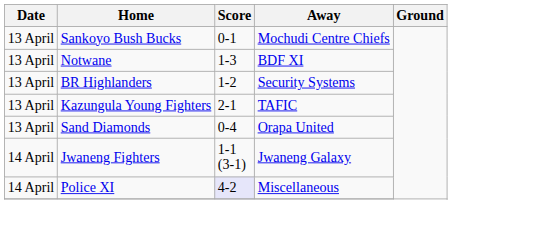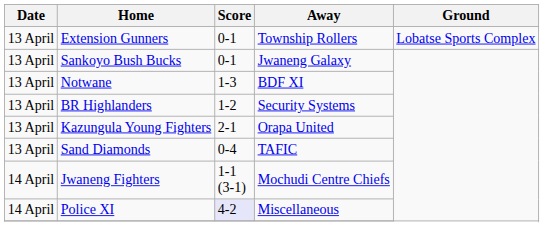+ row: (114, 37)
(324, 37) Mochudi Centre Chiefs -> (304, 60) Jwaneng Galaxy
(277, 104) TAFIC -> (296, 127) Orapa United
(296, 127) Orapa United -> (277, 149) TAFIC
(304, 157) Jwaneng Galaxy -> (324, 179) Mochudi Centre Chiefs
